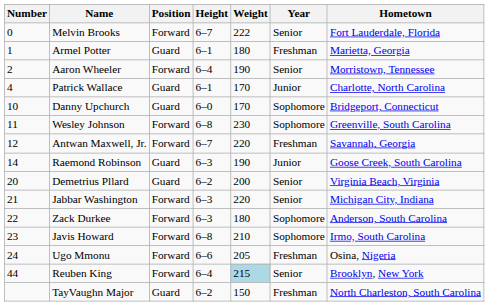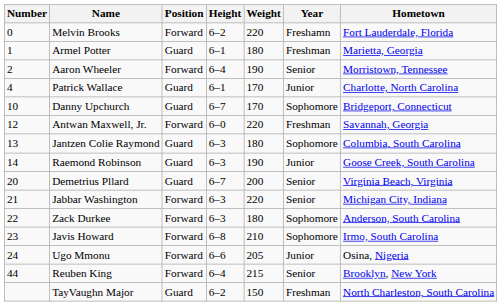(204, 32) 6–7 -> (217, 32) 6–2
(242, 32) 222 -> (255, 32) 220
(288, 32) Senior -> (308, 32) Freshamn
(204, 106) 6–0 -> (217, 106) 6–7
- row: (88, 125)
(204, 143) 6–7 -> (217, 125) 6–0
+ row: (106, 143)
(204, 180) 6–2 -> (217, 180) 6–7
(295, 255) Freshman -> (300, 255) Junior
(242, 273) lightblue background -> (255, 273) no background
